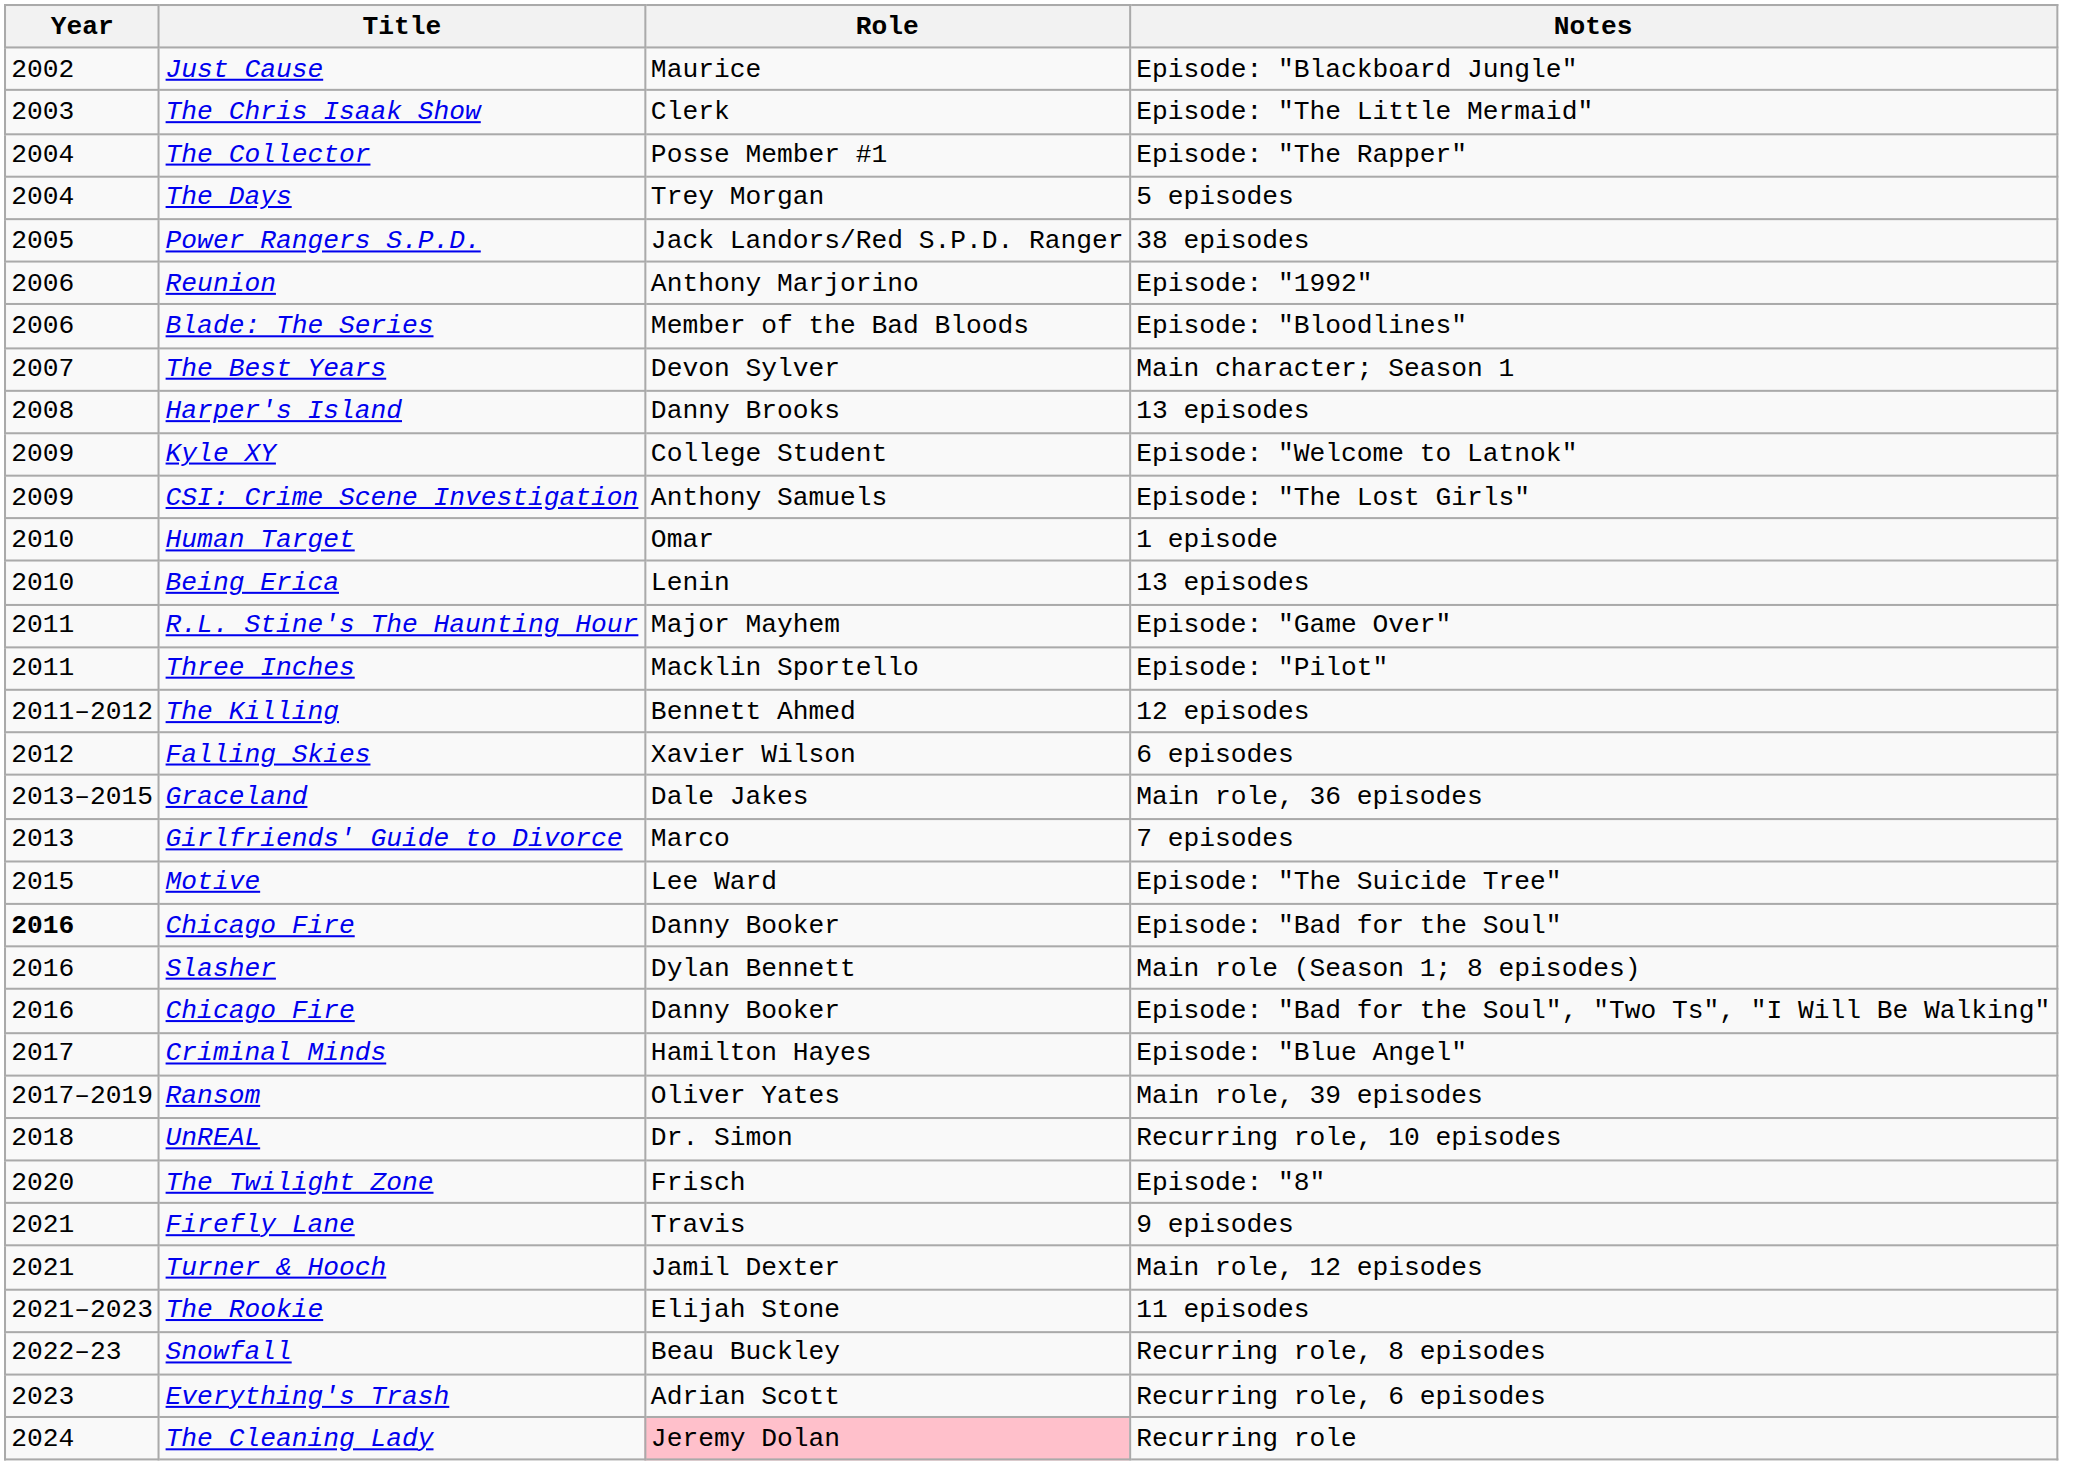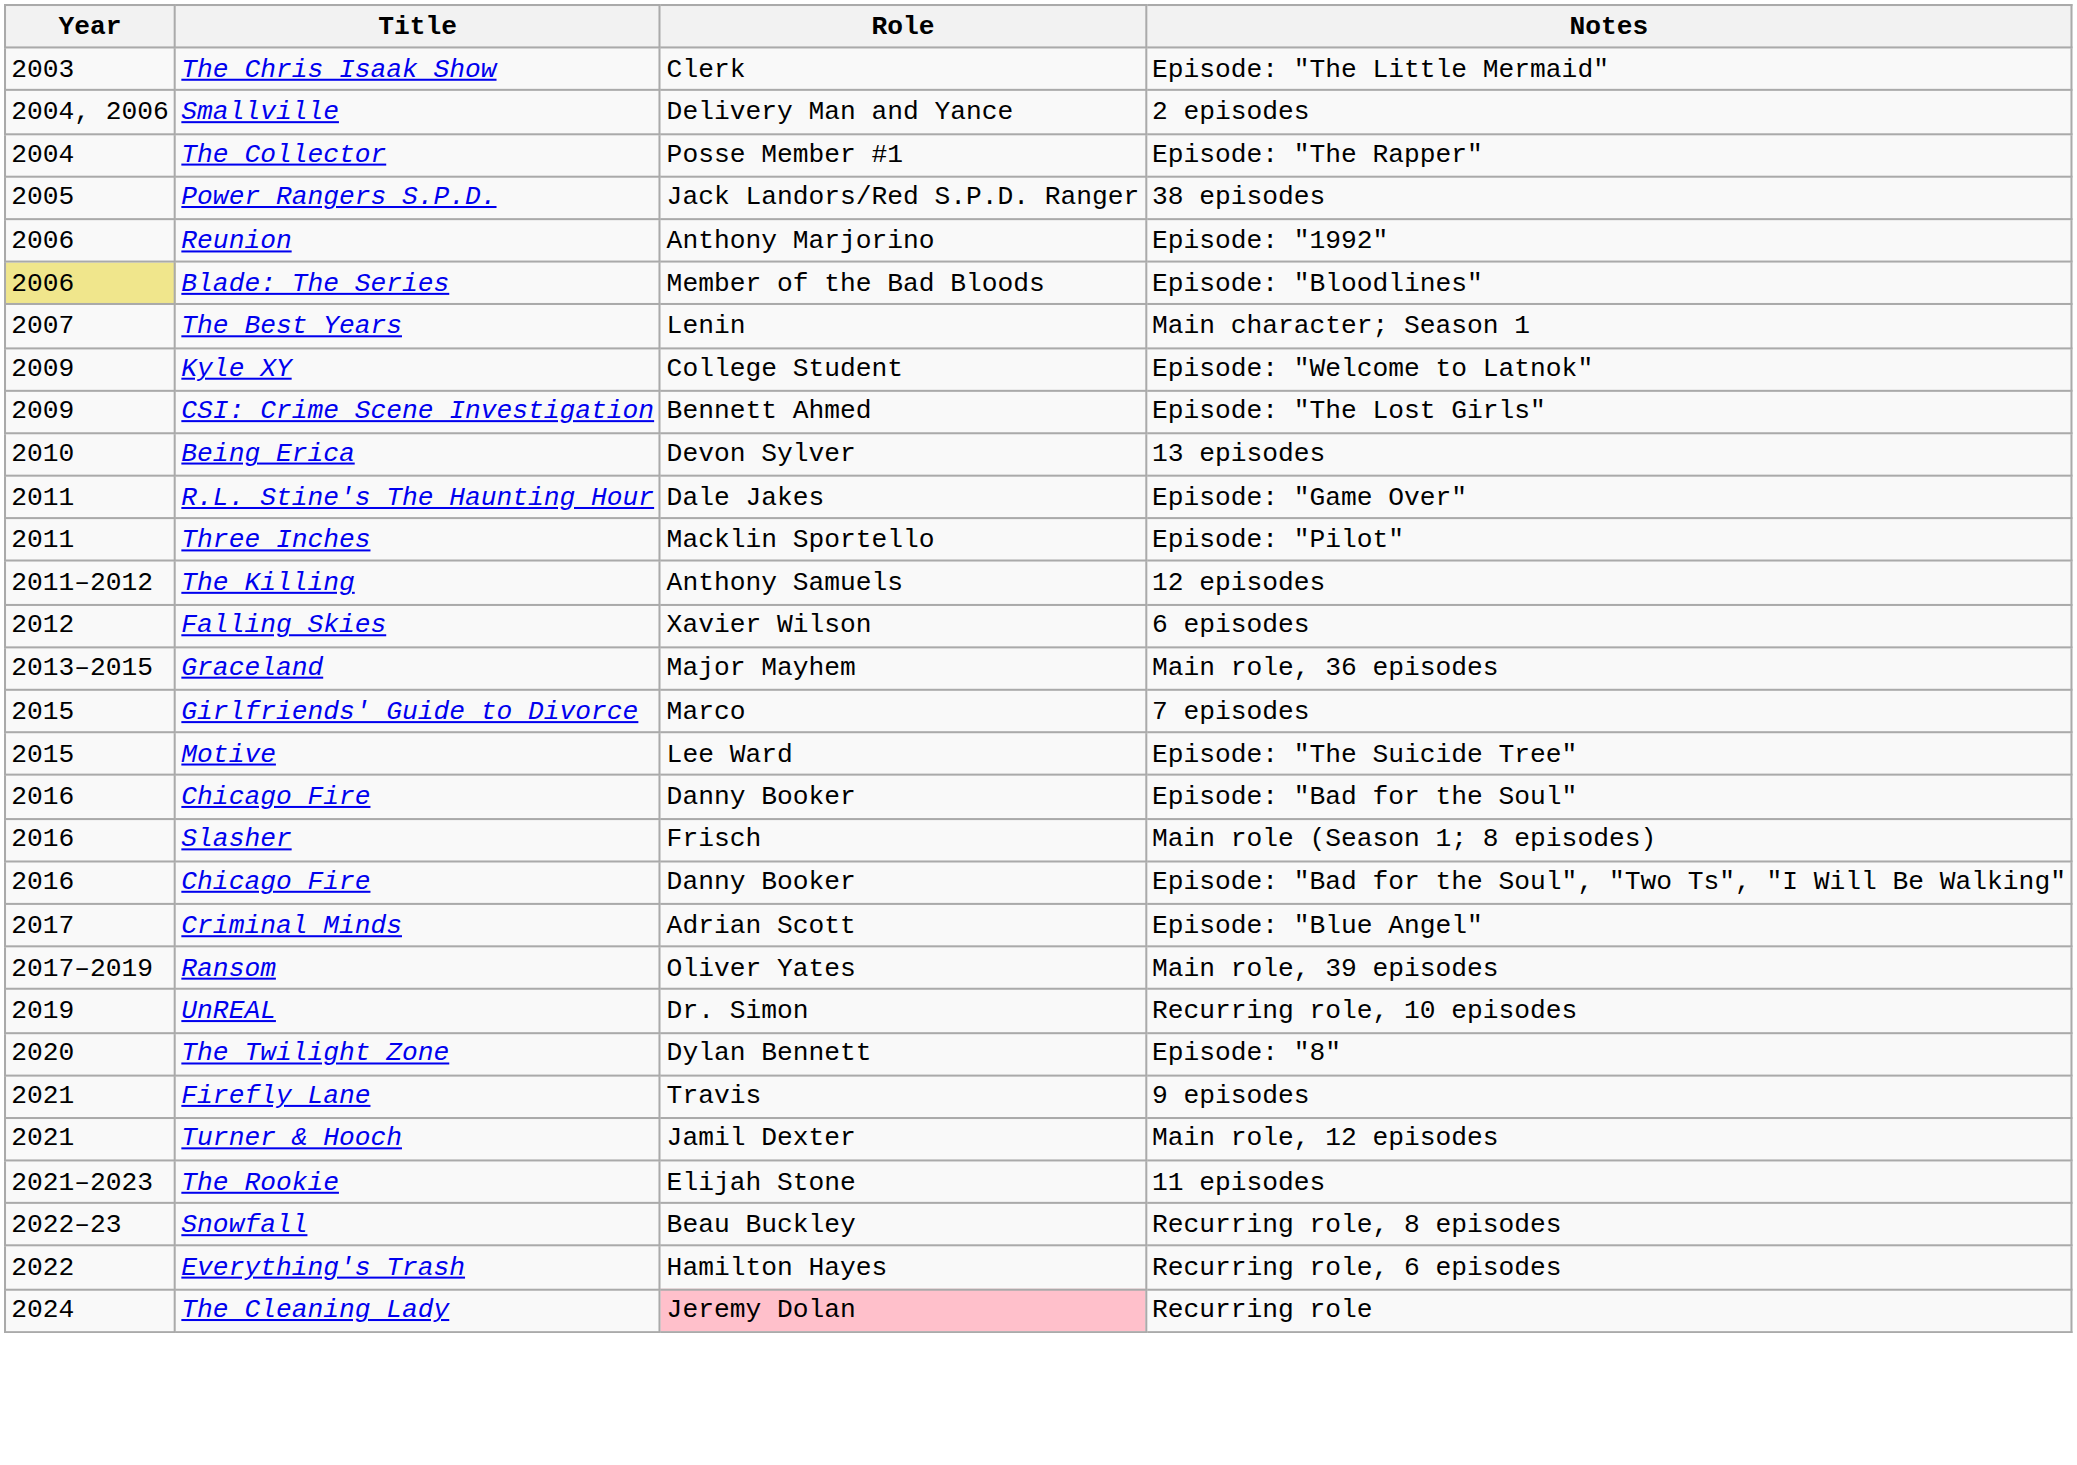- row: (244, 69)
+ row: (260, 112)
- row: (229, 198)
(43, 326) no background -> (43, 283) khaki background
(745, 369) Devon Sylver -> (706, 326) Lenin
- row: (284, 412)
(769, 497) Anthony Samuels -> (769, 412) Bennett Ahmed
- row: (260, 540)
(690, 583) Lenin -> (761, 454) Devon Sylver
(745, 626) Major Mayhem -> (745, 497) Dale Jakes
(753, 711) Bennett Ahmed -> (785, 583) Anthony Samuels
(730, 797) Dale Jakes -> (761, 668) Major Mayhem
(43, 840) 2013 -> (43, 711) 2015
(43, 925) bold -> (43, 797) normal
(753, 968) Dylan Bennett -> (714, 840) Frisch
(761, 1054) Hamilton Hayes -> (761, 925) Adrian Scott
(43, 1139) 2018 -> (43, 1011) 2019
(698, 1182) Frisch -> (769, 1054) Dylan Bennett
(43, 1396) 2023 -> (43, 1268) 2022
(745, 1396) Adrian Scott -> (777, 1268) Hamilton Hayes
